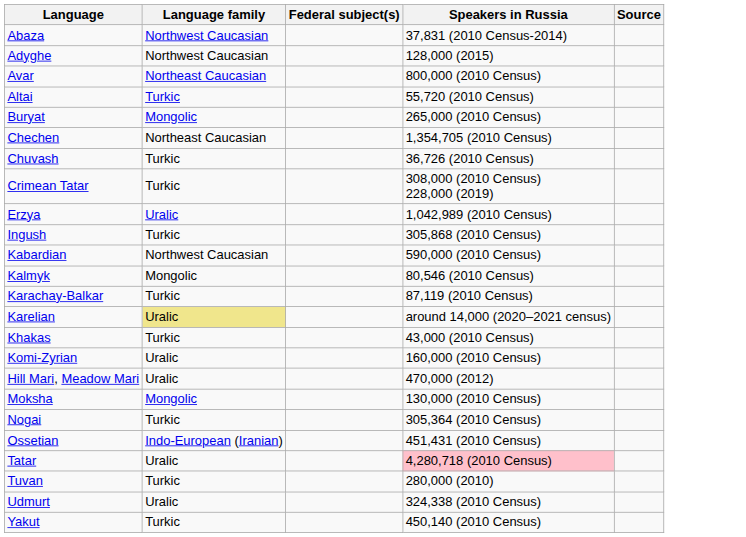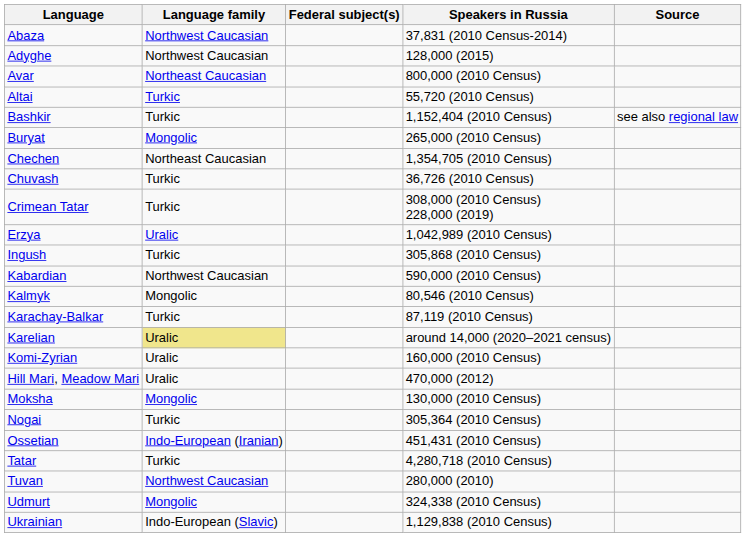+ row: (29, 117)
- row: (29, 337)
(162, 460) Uralic -> (163, 460) Turkic
(479, 460) pink background -> (479, 460) no background
(163, 481) Turkic -> (207, 481) Northwest Caucasian
(162, 502) Uralic -> (171, 502) Mongolic
+ row: (35, 522)
- row: (23, 522)
